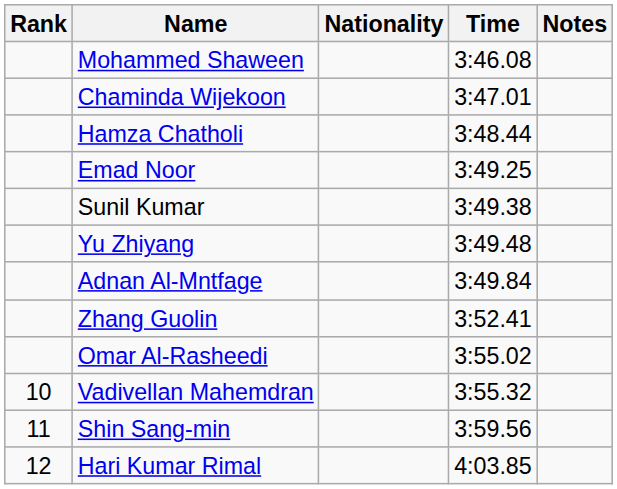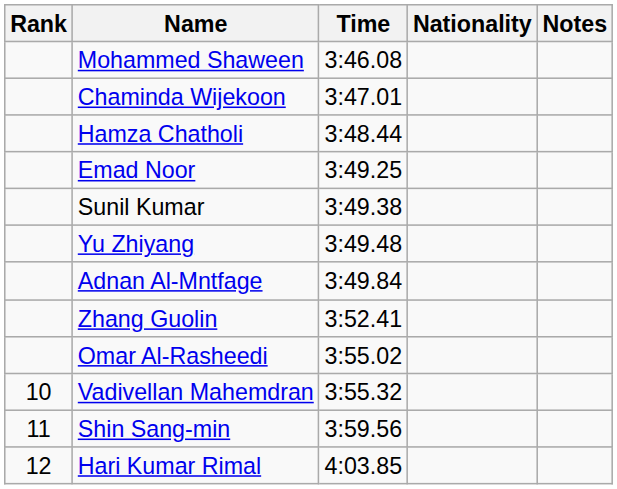columns swapped: (384, 23) <-> (493, 23)
